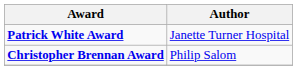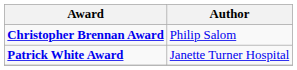rows swapped: (86, 55) <-> (65, 34)
